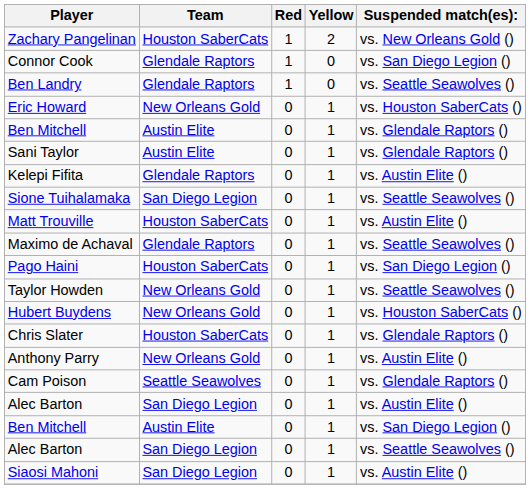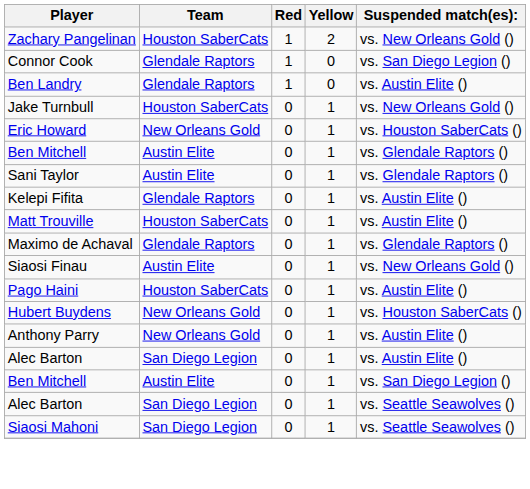(437, 84) vs. Seattle Seawolves () -> (414, 84) vs. Austin Elite ()
+ row: (51, 107)
- row: (69, 198)
(437, 244) vs. Seattle Seawolves () -> (434, 244) vs. Glendale Raptors ()
+ row: (47, 267)
(435, 267) vs. San Diego Legion () -> (414, 289) vs. Austin Elite ()
- row: (55, 289)
- row: (45, 335)
- row: (47, 381)
(414, 472) vs. Austin Elite () -> (437, 426) vs. Seattle Seawolves ()
